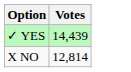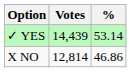+ column: (108, 14)
